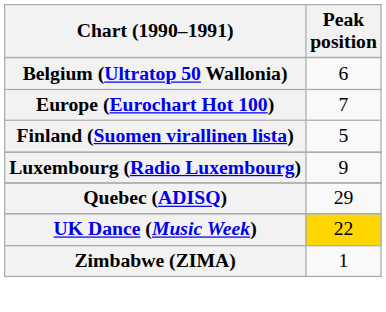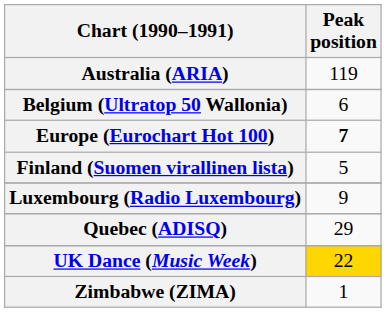+ row: (155, 73)
(344, 104) normal -> (344, 135) bold
